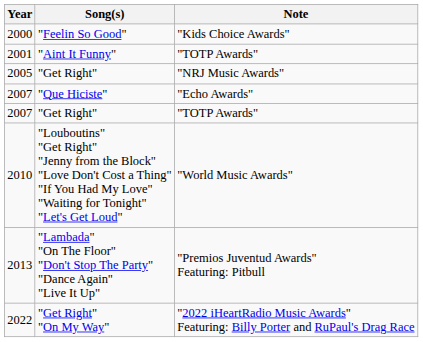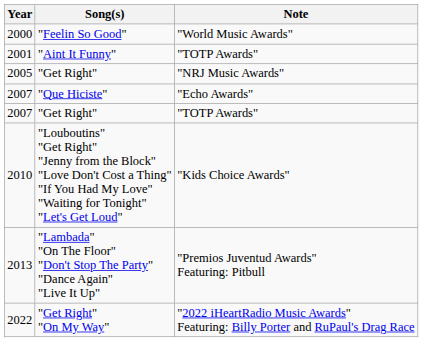(233, 34) "Kids Choice Awards" -> (235, 34) "World Music Awards"
(235, 175) "World Music Awards" -> (233, 175) "Kids Choice Awards"
